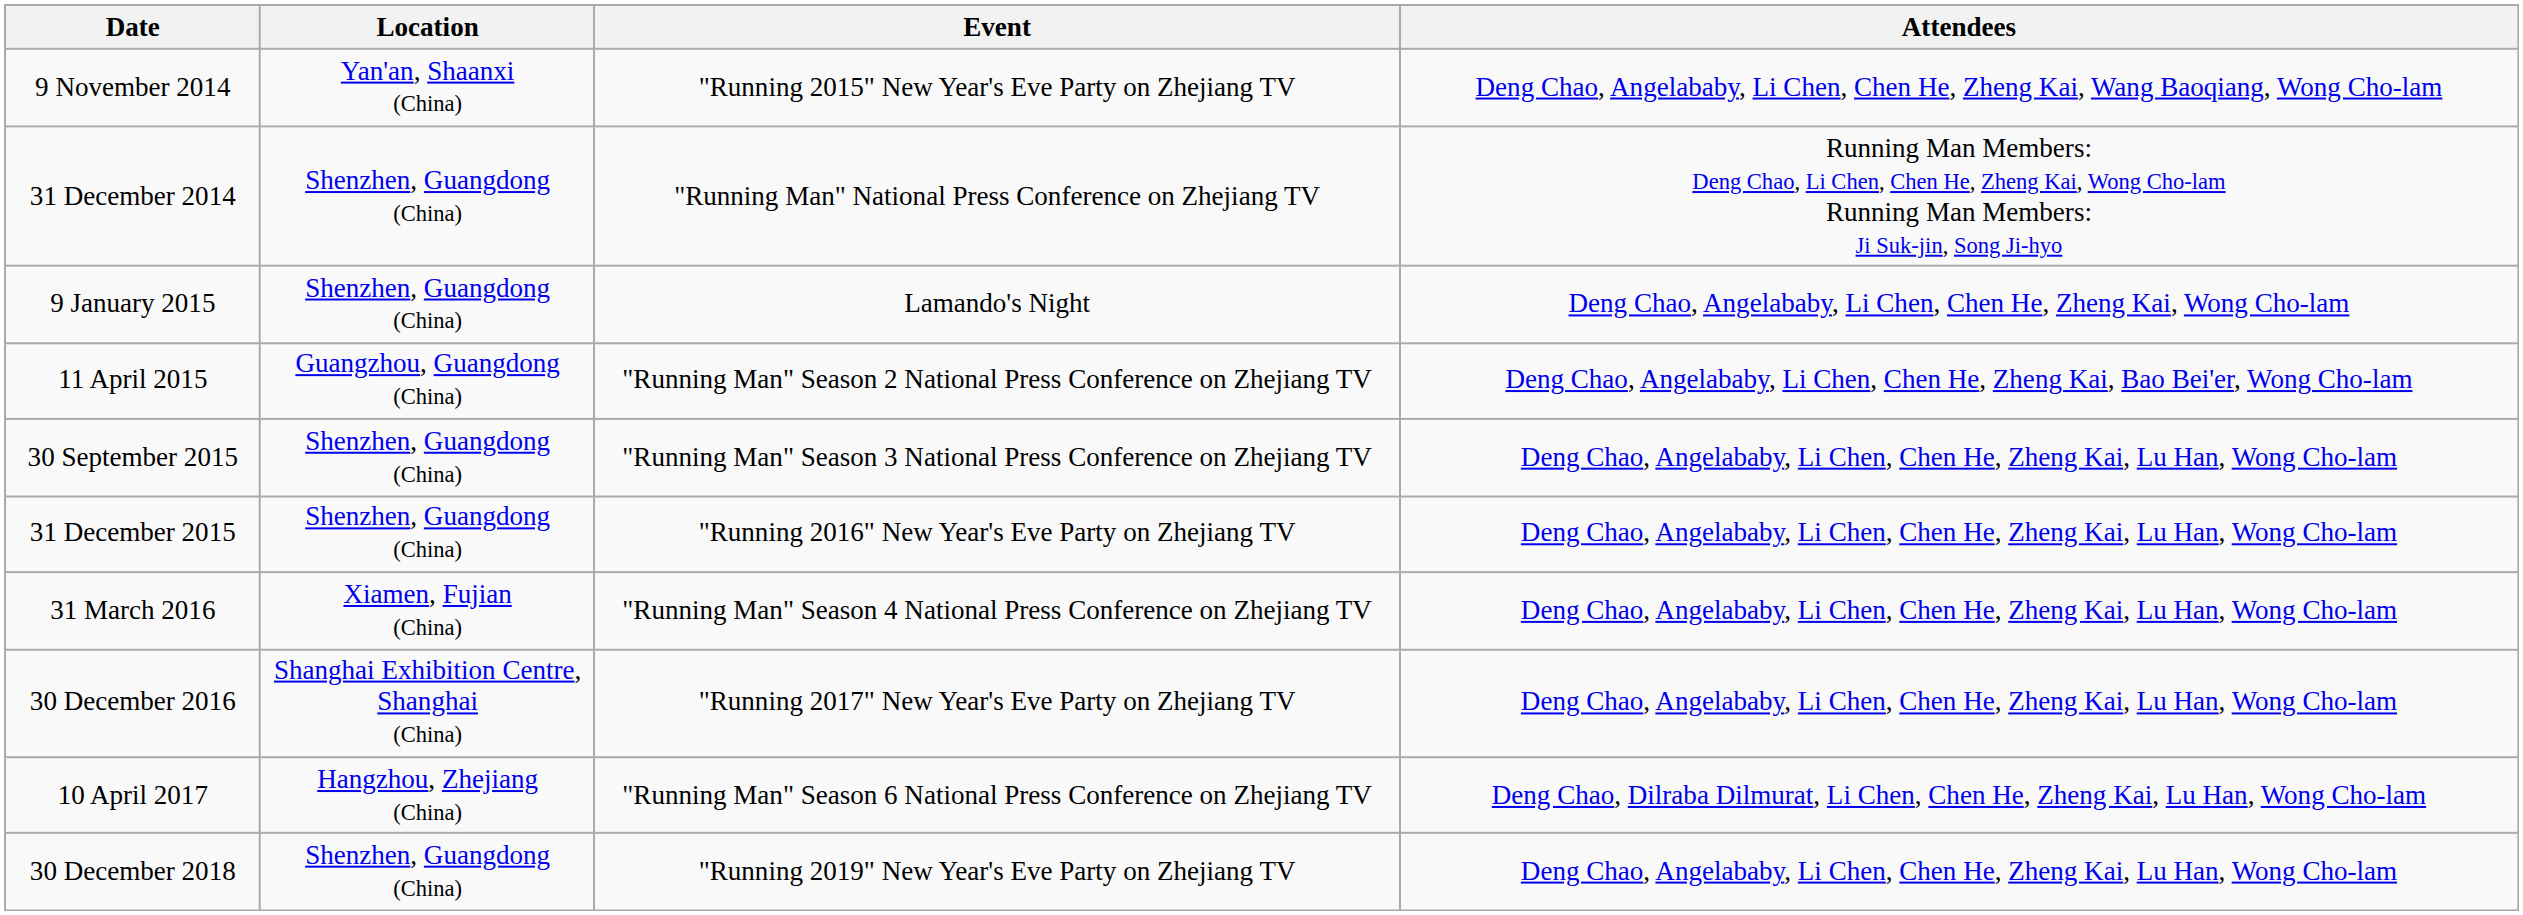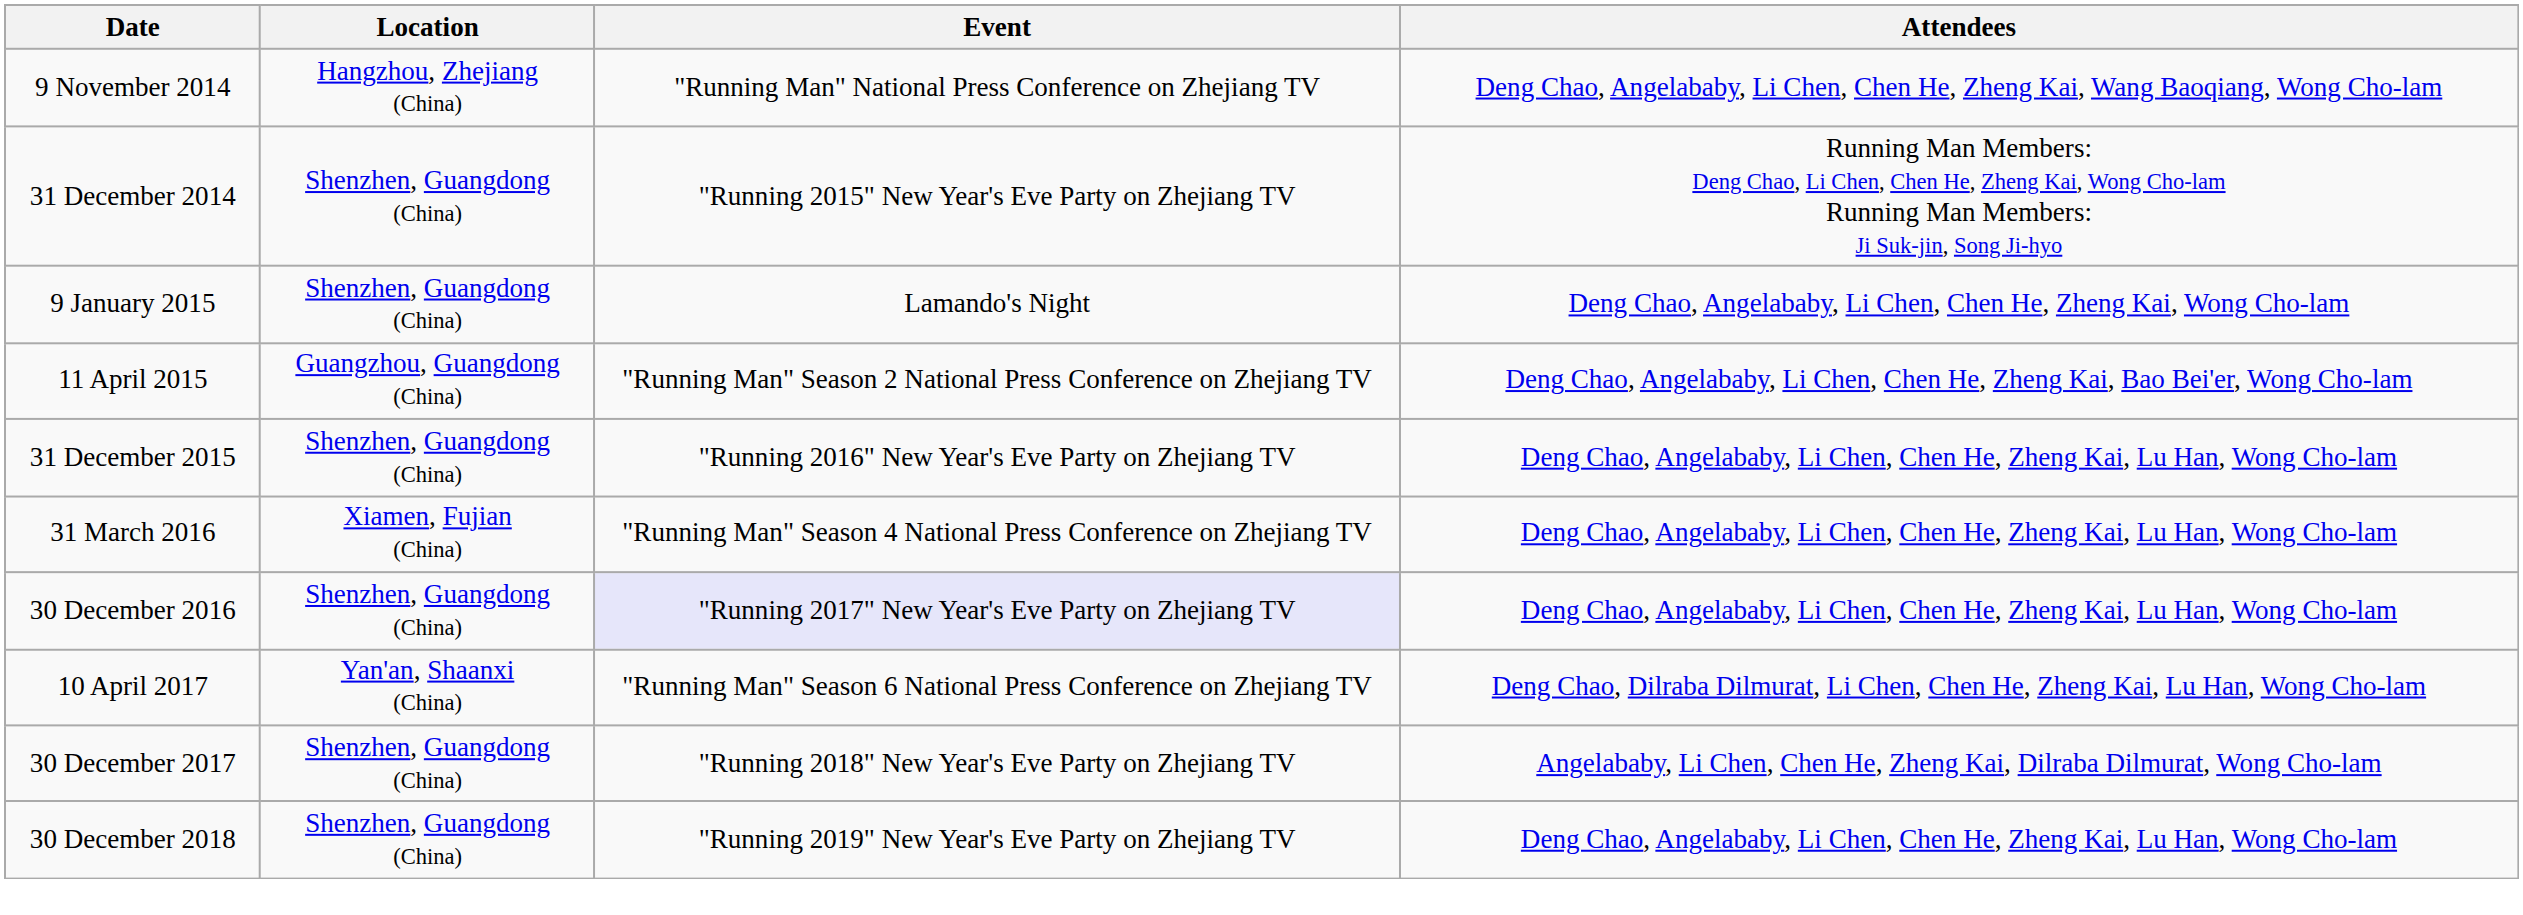(428, 85) Yan'an, Shaanxi (China) -> (428, 85) Hangzhou, Zhejiang (China)
(997, 86) "Running 2015" New Year's Eve Party on Zhejiang TV -> (997, 86) "Running Man" National Press Conference on Zhejiang TV
(997, 195) "Running Man" National Press Conference on Zhejiang TV -> (997, 195) "Running 2015" New Year's Eve Party on Zhejiang TV
- row: (133, 456)
(428, 701) Shanghai Exhibition Centre, Shanghai (China) -> (428, 608) Shenzhen, Guangdong (China)
(997, 702) no background -> (997, 609) lavender background
(428, 793) Hangzhou, Zhejiang (China) -> (428, 685) Yan'an, Shaanxi (China)
+ row: (133, 762)
